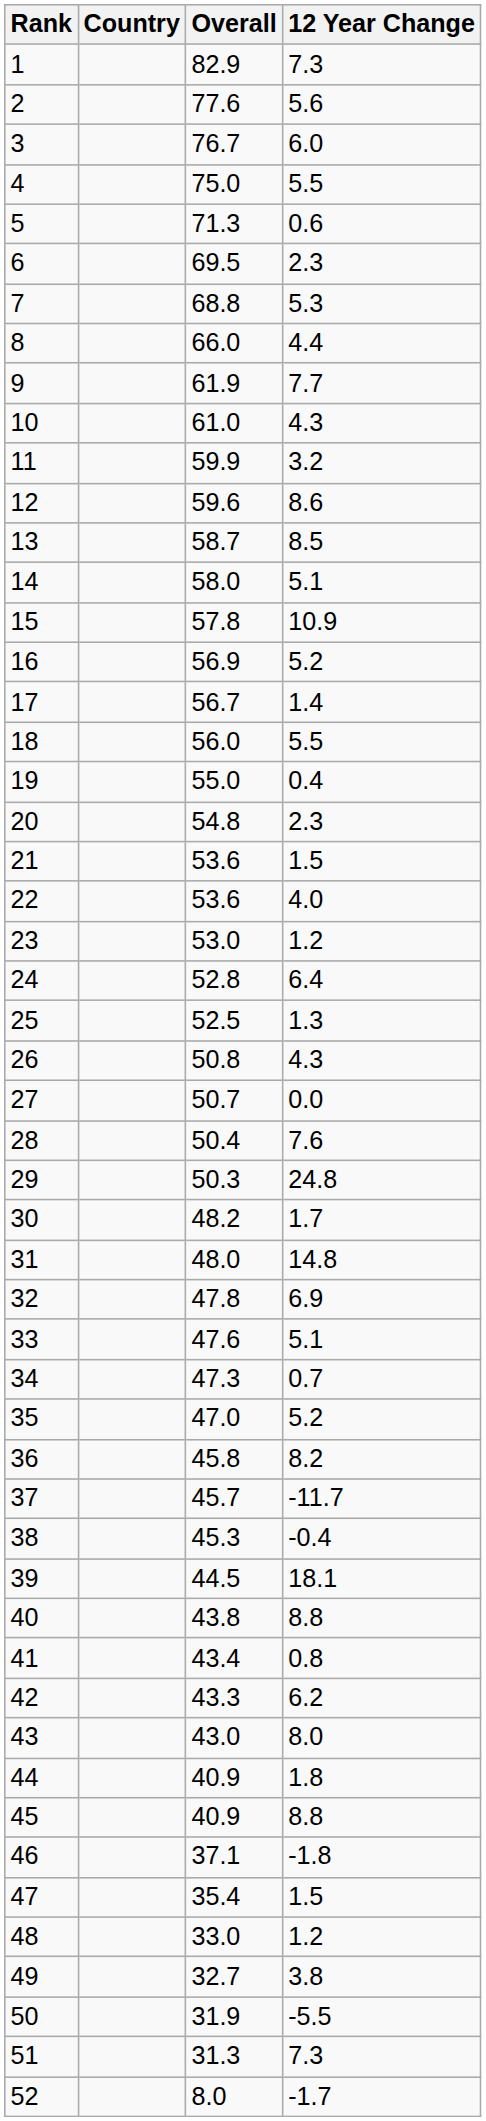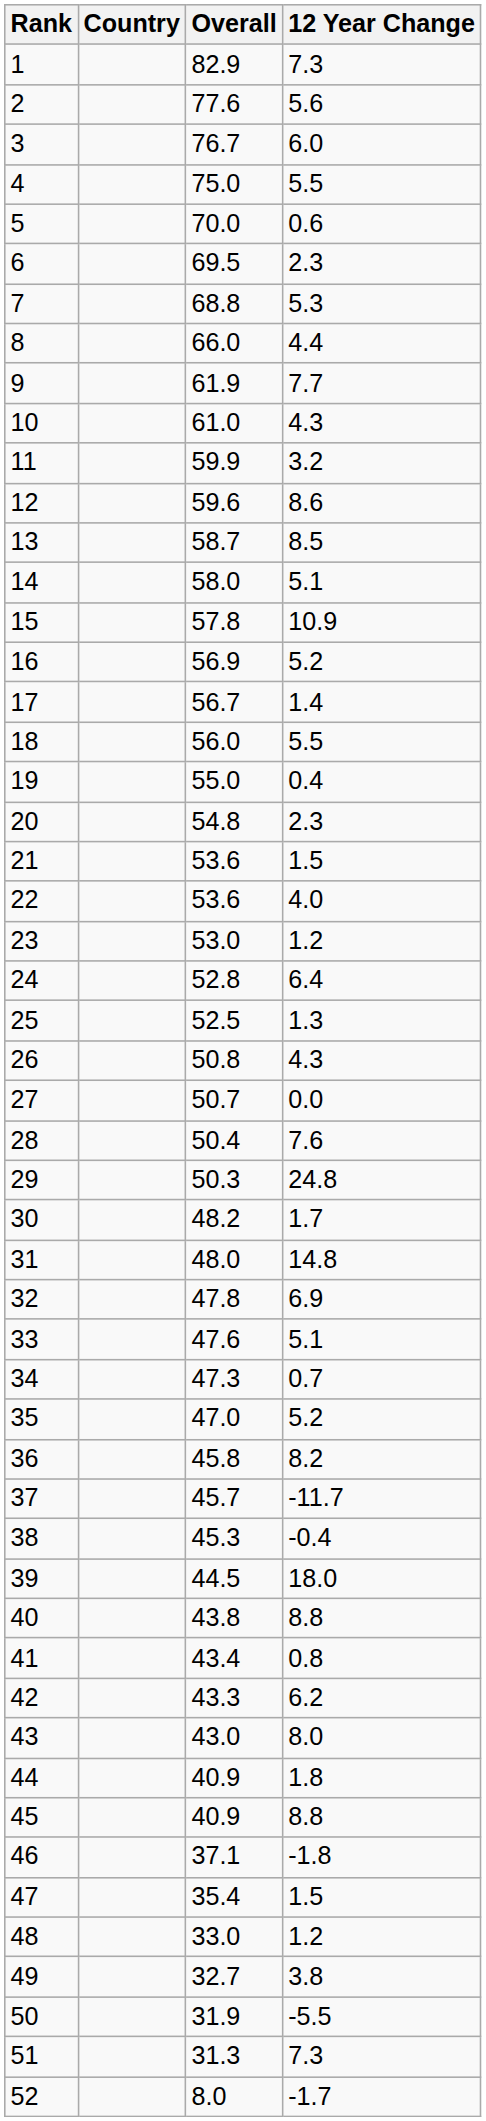(216, 223) 71.3 -> (216, 223) 70.0
(313, 1578) 18.1 -> (313, 1578) 18.0
